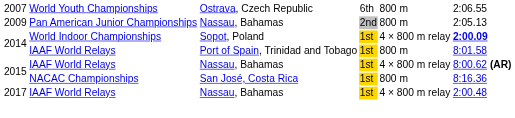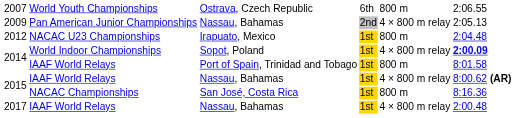(394, 22) 800 m -> (415, 22) 4 × 800 m relay
+ row: (15, 37)
